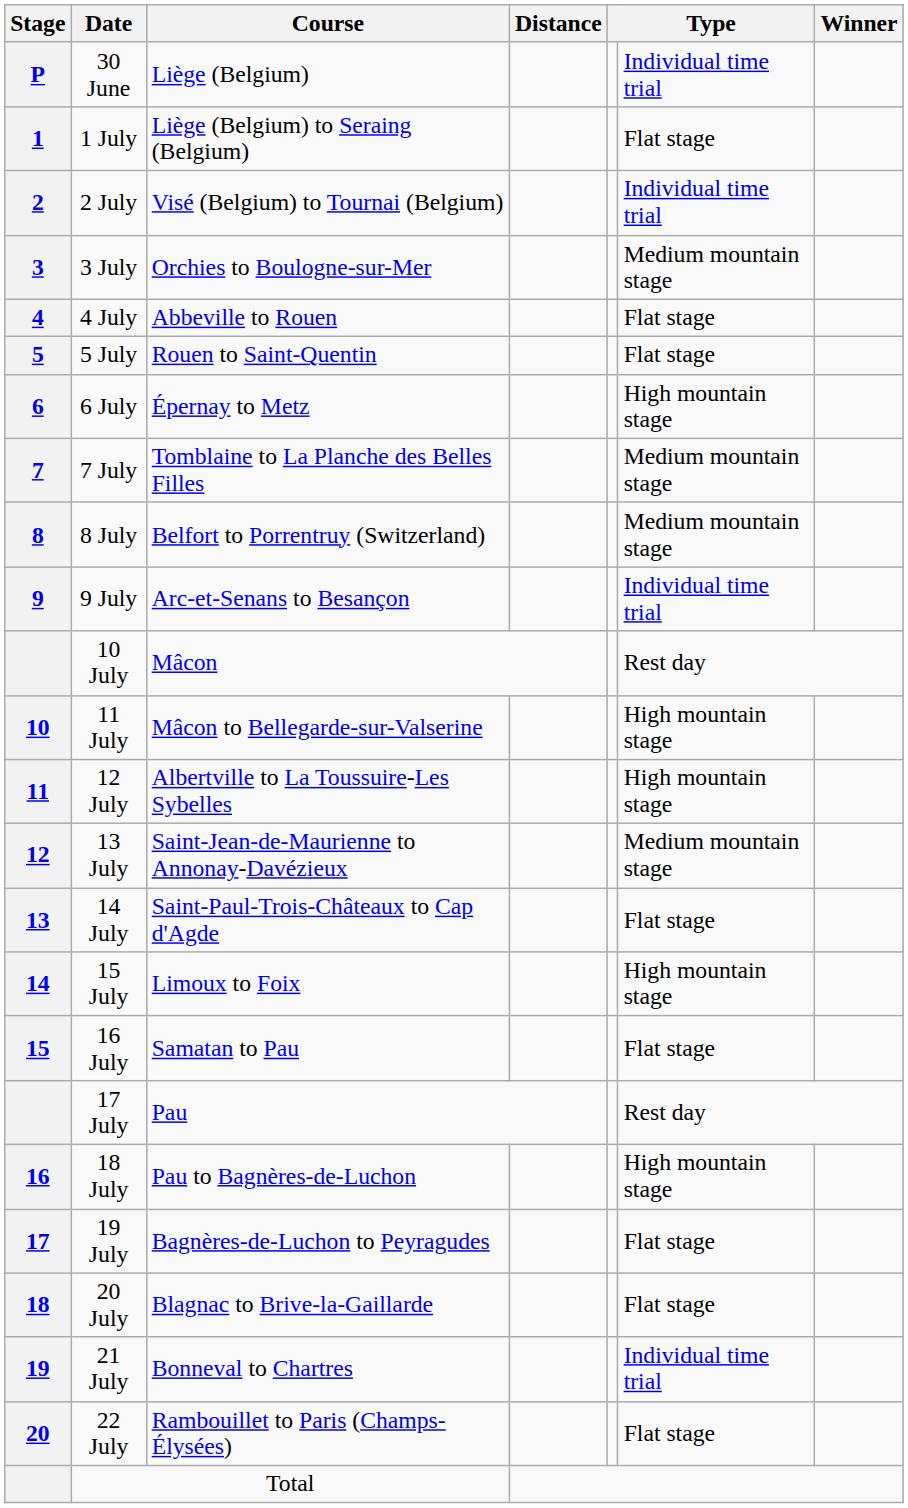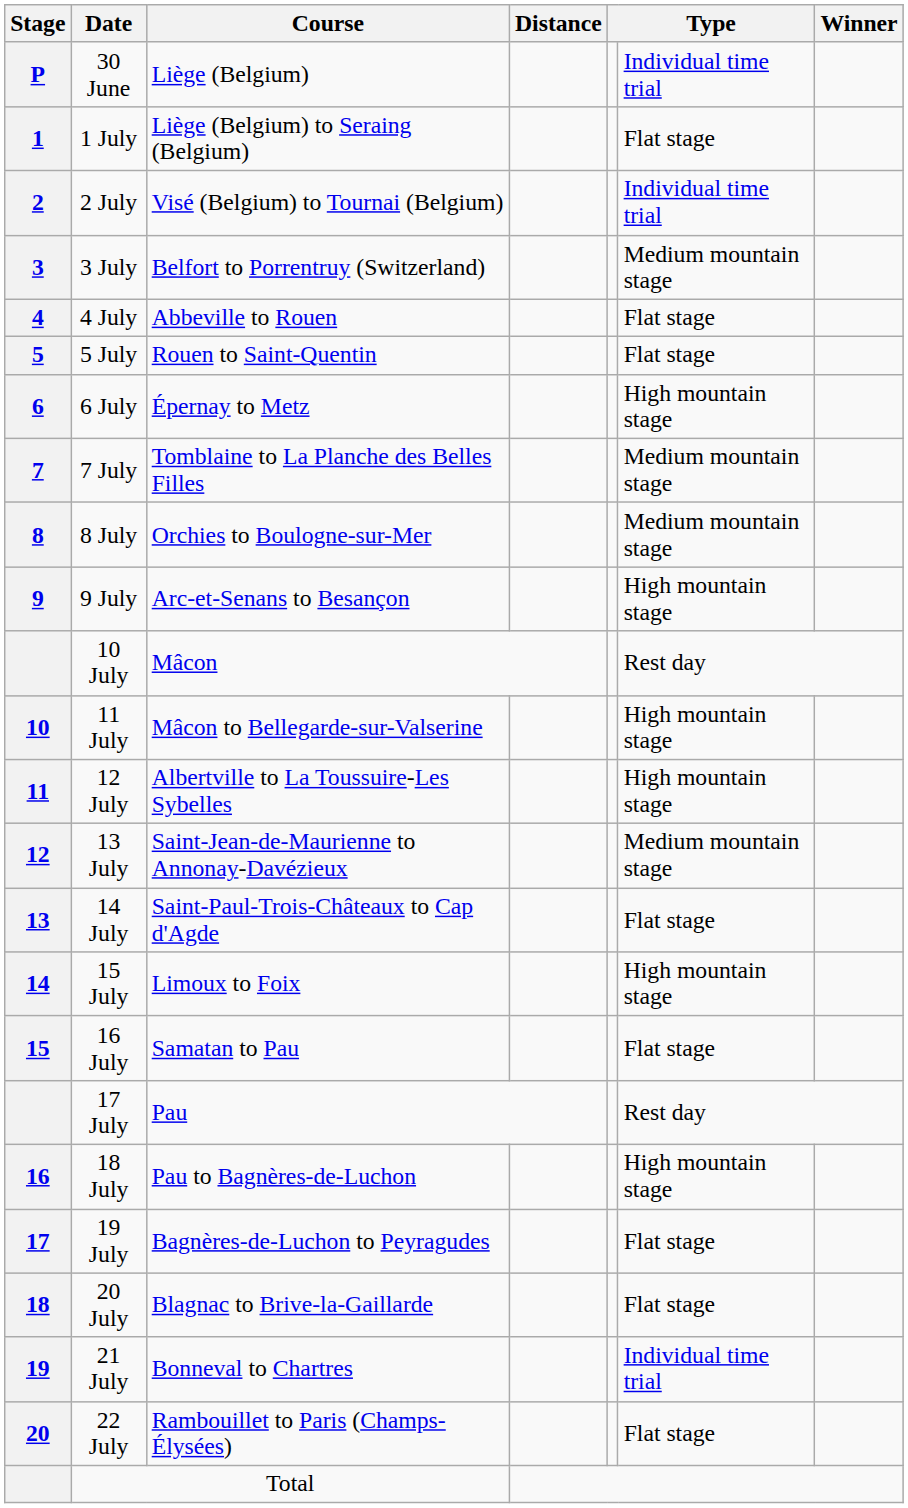(292, 266) Orchies to Boulogne-sur-Mer -> (318, 266) Belfort to Porrentruy (Switzerland)
(318, 534) Belfort to Porrentruy (Switzerland) -> (292, 534) Orchies to Boulogne-sur-Mer
(696, 598) Individual time trial -> (695, 598) High mountain stage
